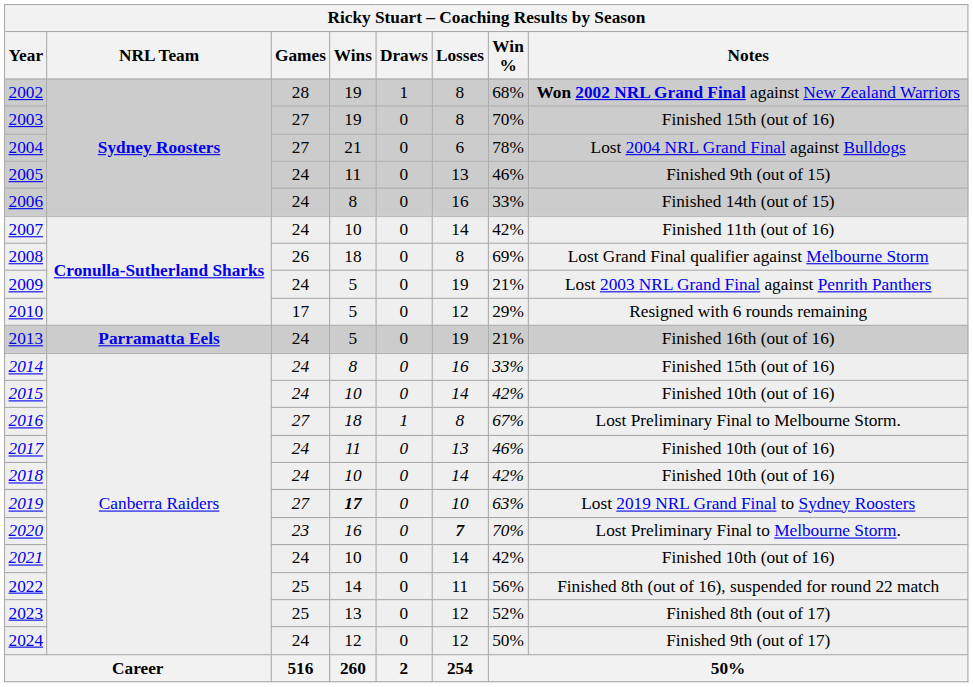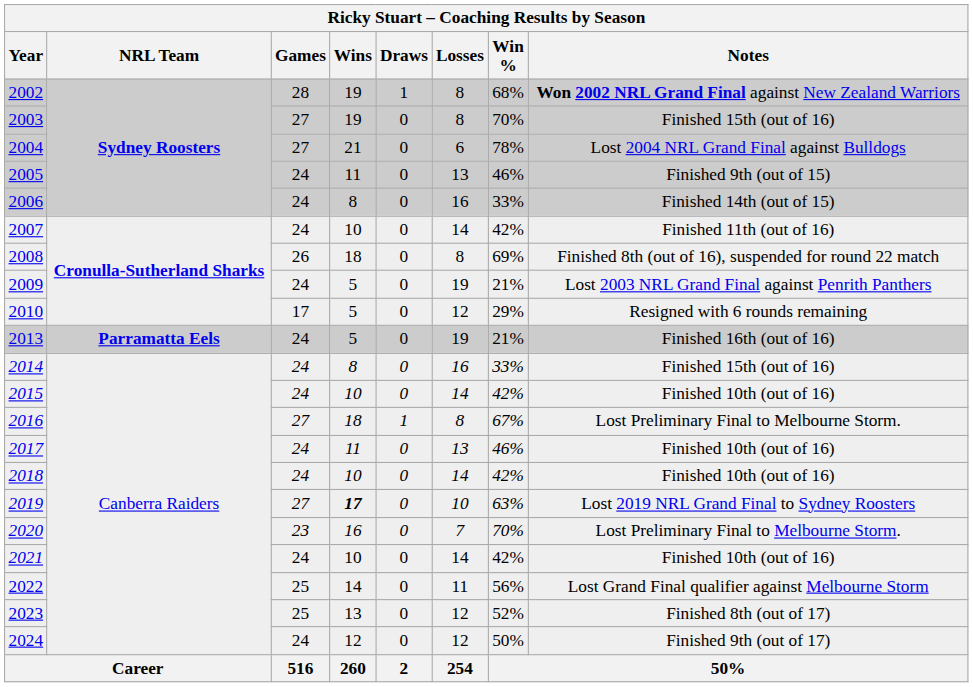(748, 256) Lost Grand Final qualifier against Melbourne Storm -> (748, 256) Finished 8th (out of 16), suspended for round 22 match
(460, 530) bold -> (460, 530) normal
(748, 585) Finished 8th (out of 16), suspended for round 22 match -> (748, 585) Lost Grand Final qualifier against Melbourne Storm
